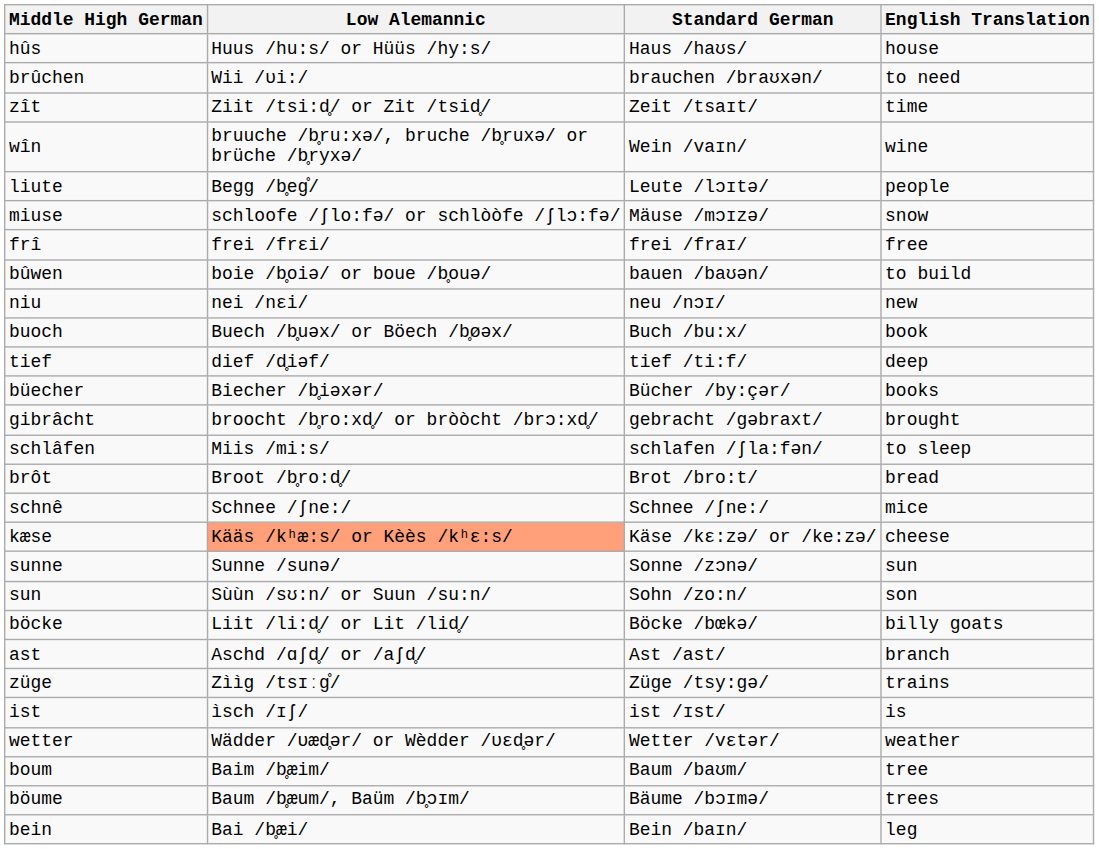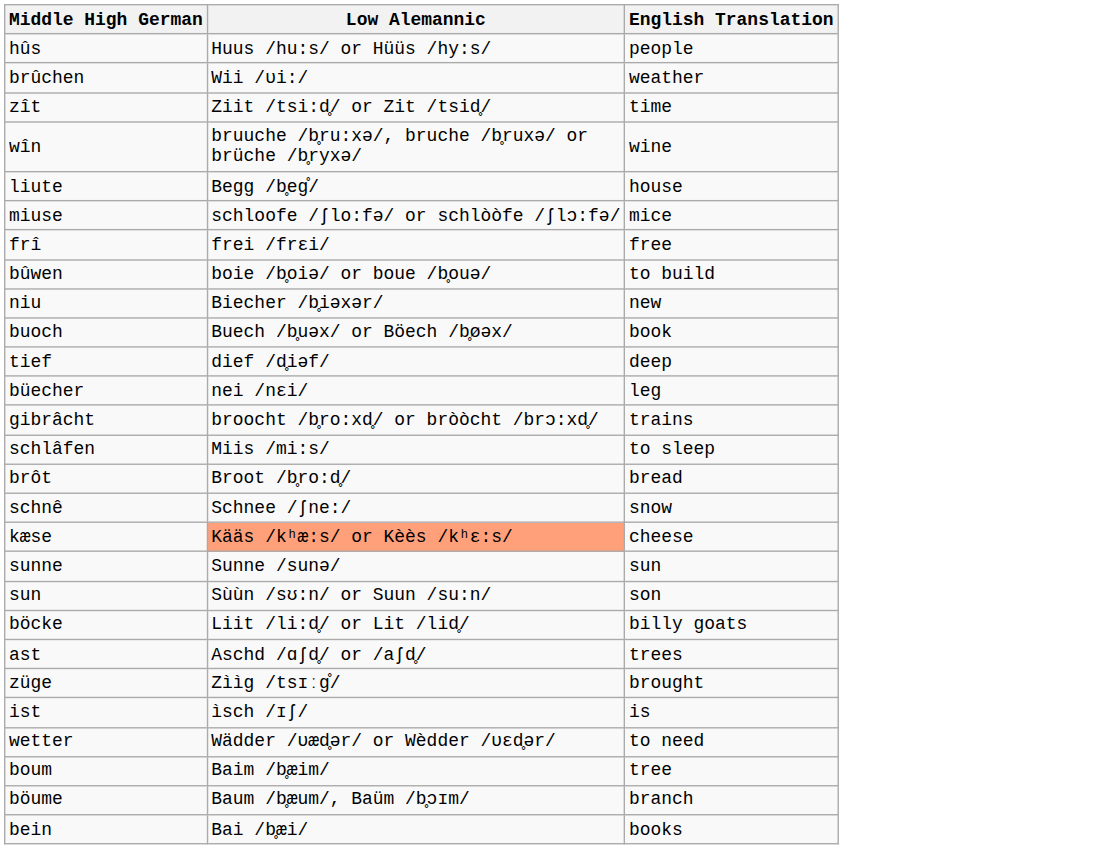- column: (753, 19)
(912, 49) house -> (661, 49) people
(923, 78) to need -> (667, 78) weather
(917, 186) people -> (656, 186) house
(907, 215) snow -> (650, 215) mice
(260, 303) nei /nɛi/ -> (297, 303) Biecher /b̥iəxər/
(297, 391) Biecher /b̥iəxər/ -> (260, 391) nei /nɛi/
(912, 391) books -> (645, 391) leg
(923, 420) brought -> (661, 420) trains
(907, 508) mice -> (650, 508) snow
(917, 654) branch -> (656, 654) trees
(917, 683) trains -> (667, 683) brought
(923, 742) weather -> (667, 742) to need
(912, 800) trees -> (661, 800) branch
(901, 829) leg -> (656, 829) books
